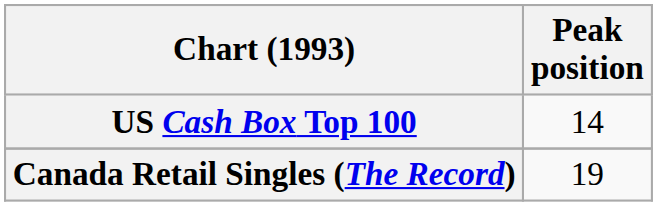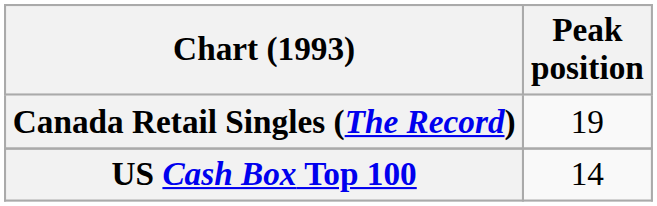rows swapped: (264, 173) <-> (264, 121)
